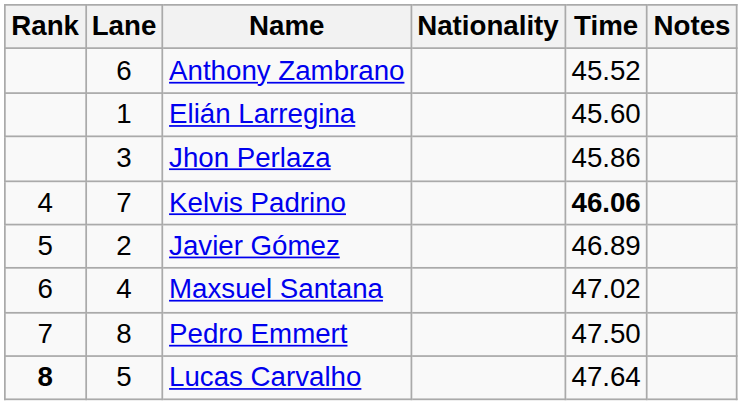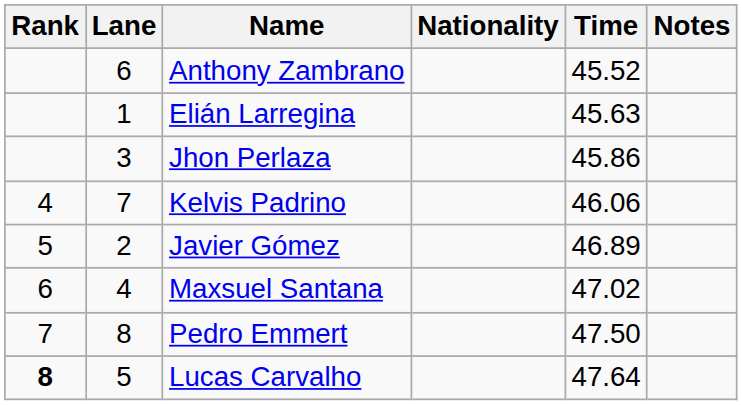(606, 114) 45.60 -> (606, 114) 45.63
(606, 202) bold -> (606, 202) normal
